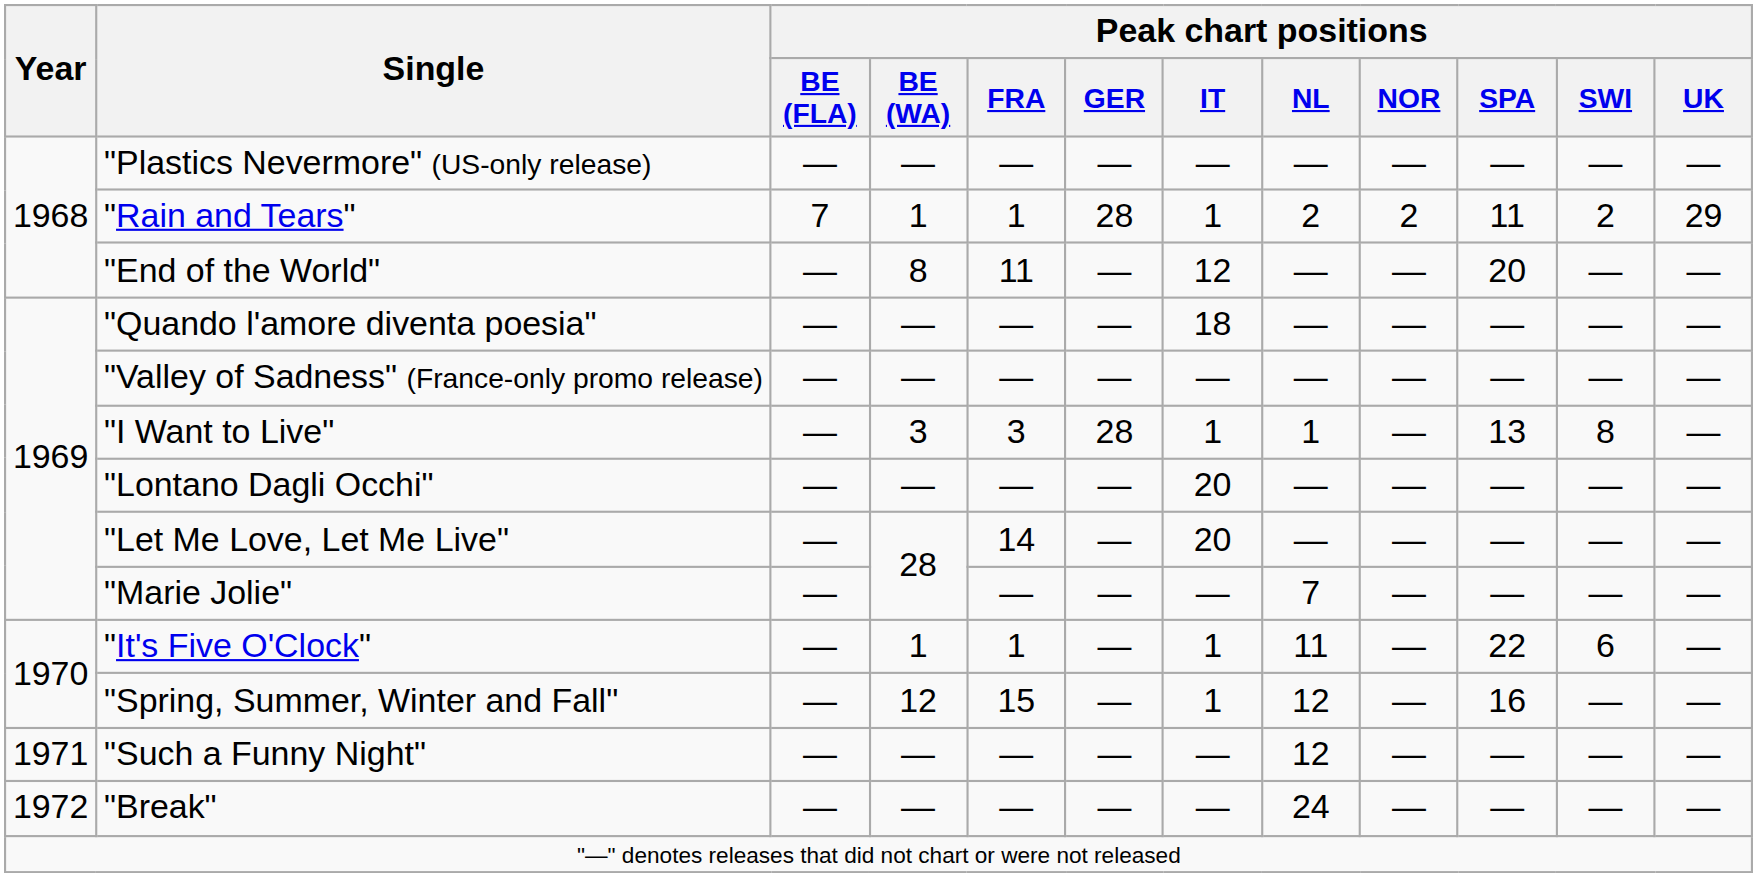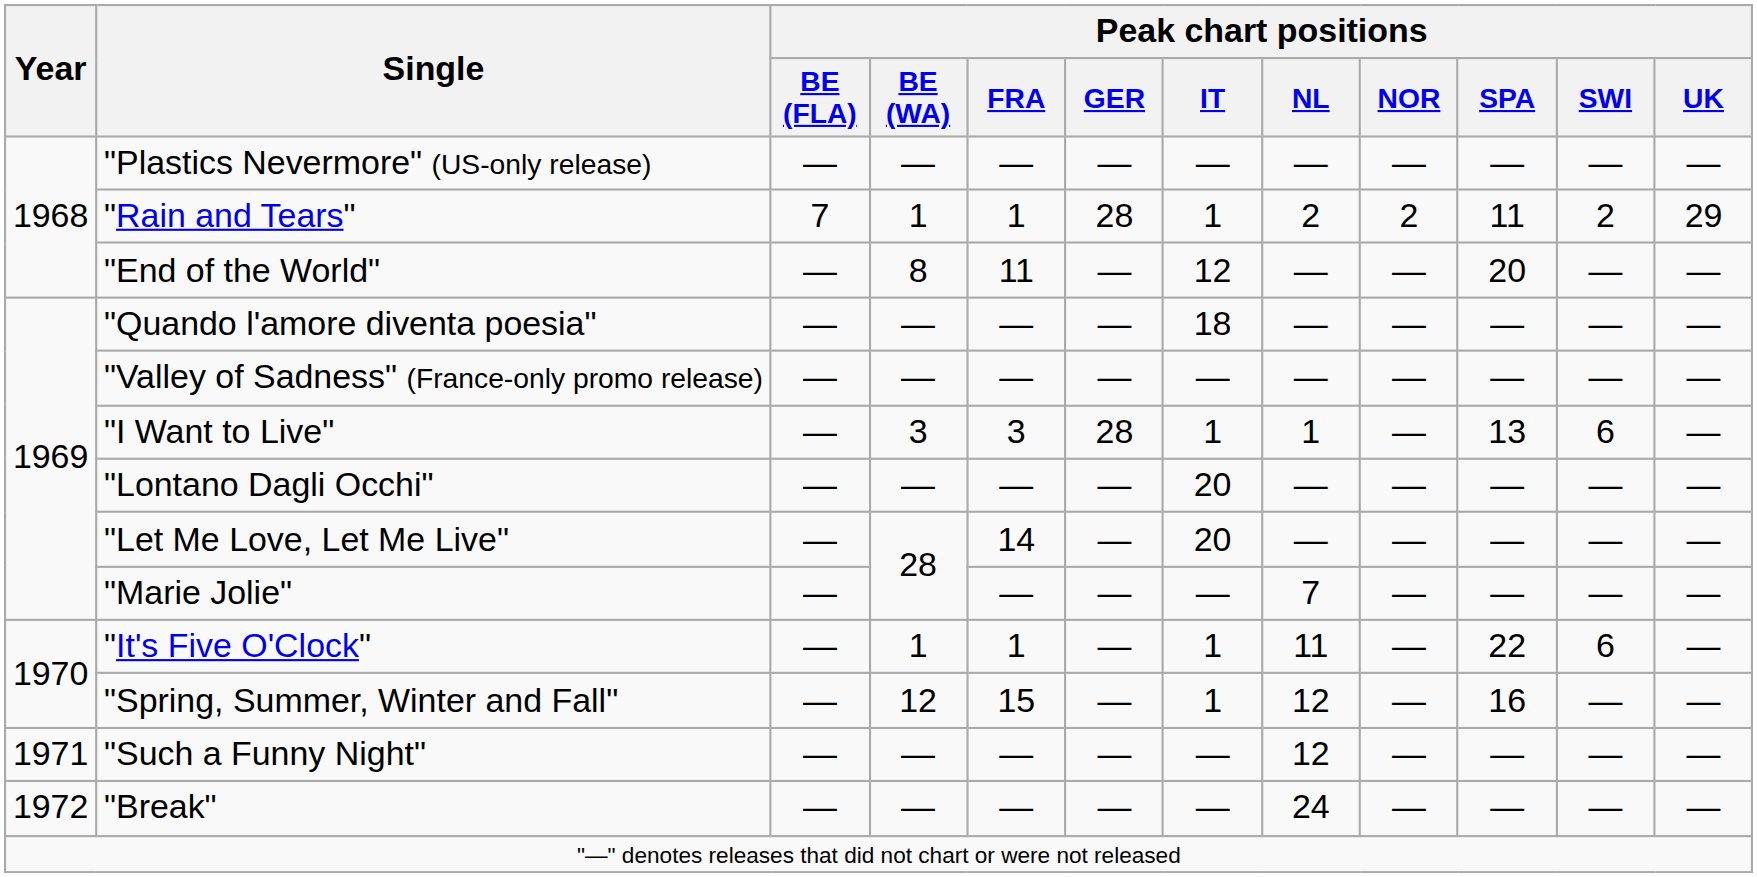(1605, 431) 8 -> (1605, 431) 6
